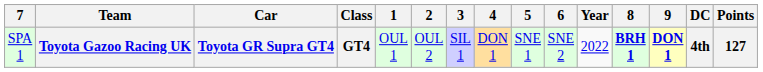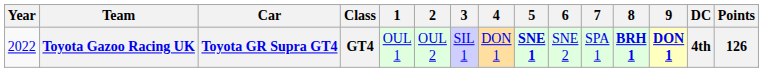columns swapped: (595, 15) <-> (20, 15)
(528, 46) normal -> (532, 46) bold
(736, 46) 127 -> (736, 46) 126
